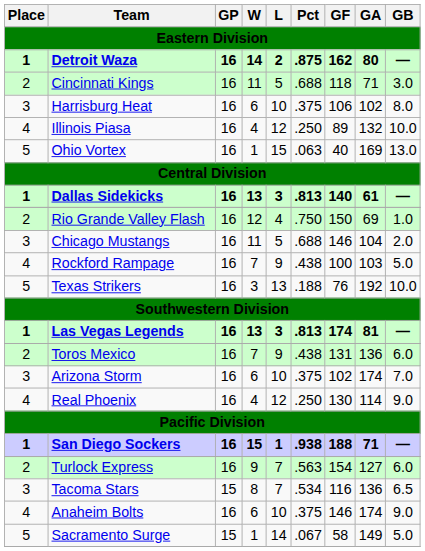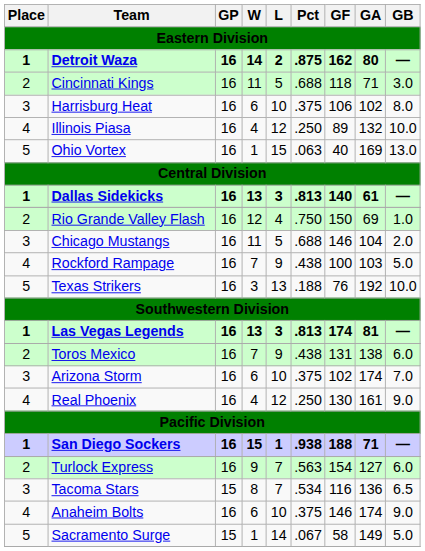(371, 354) 136 -> (371, 354) 138
(371, 399) 114 -> (371, 399) 161
